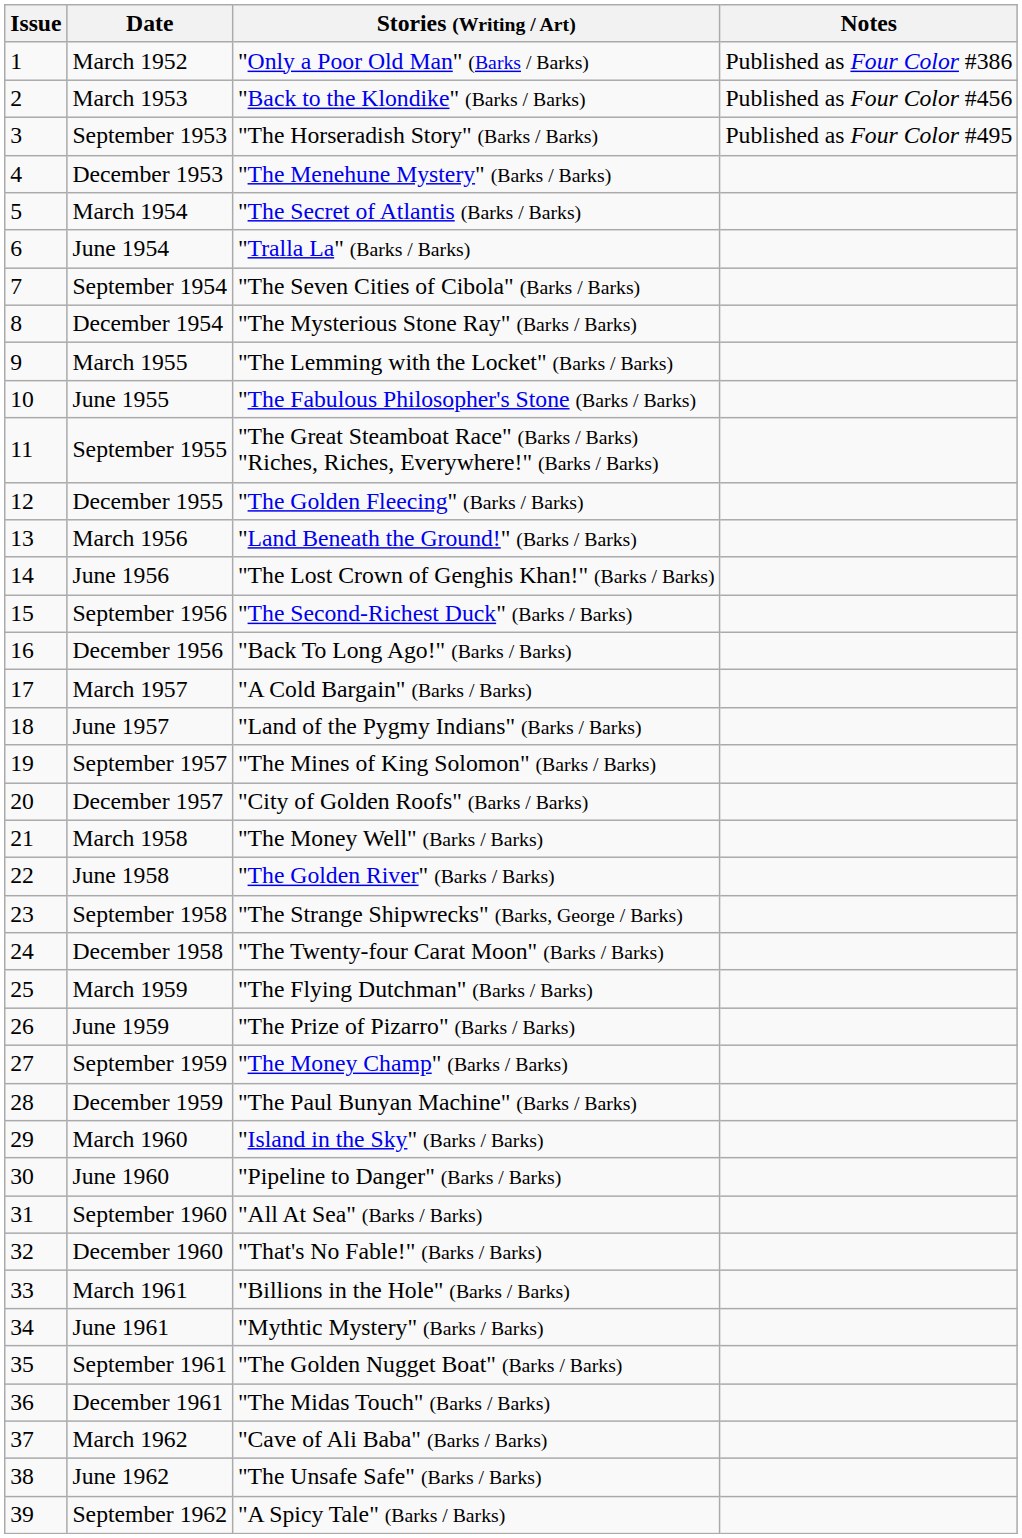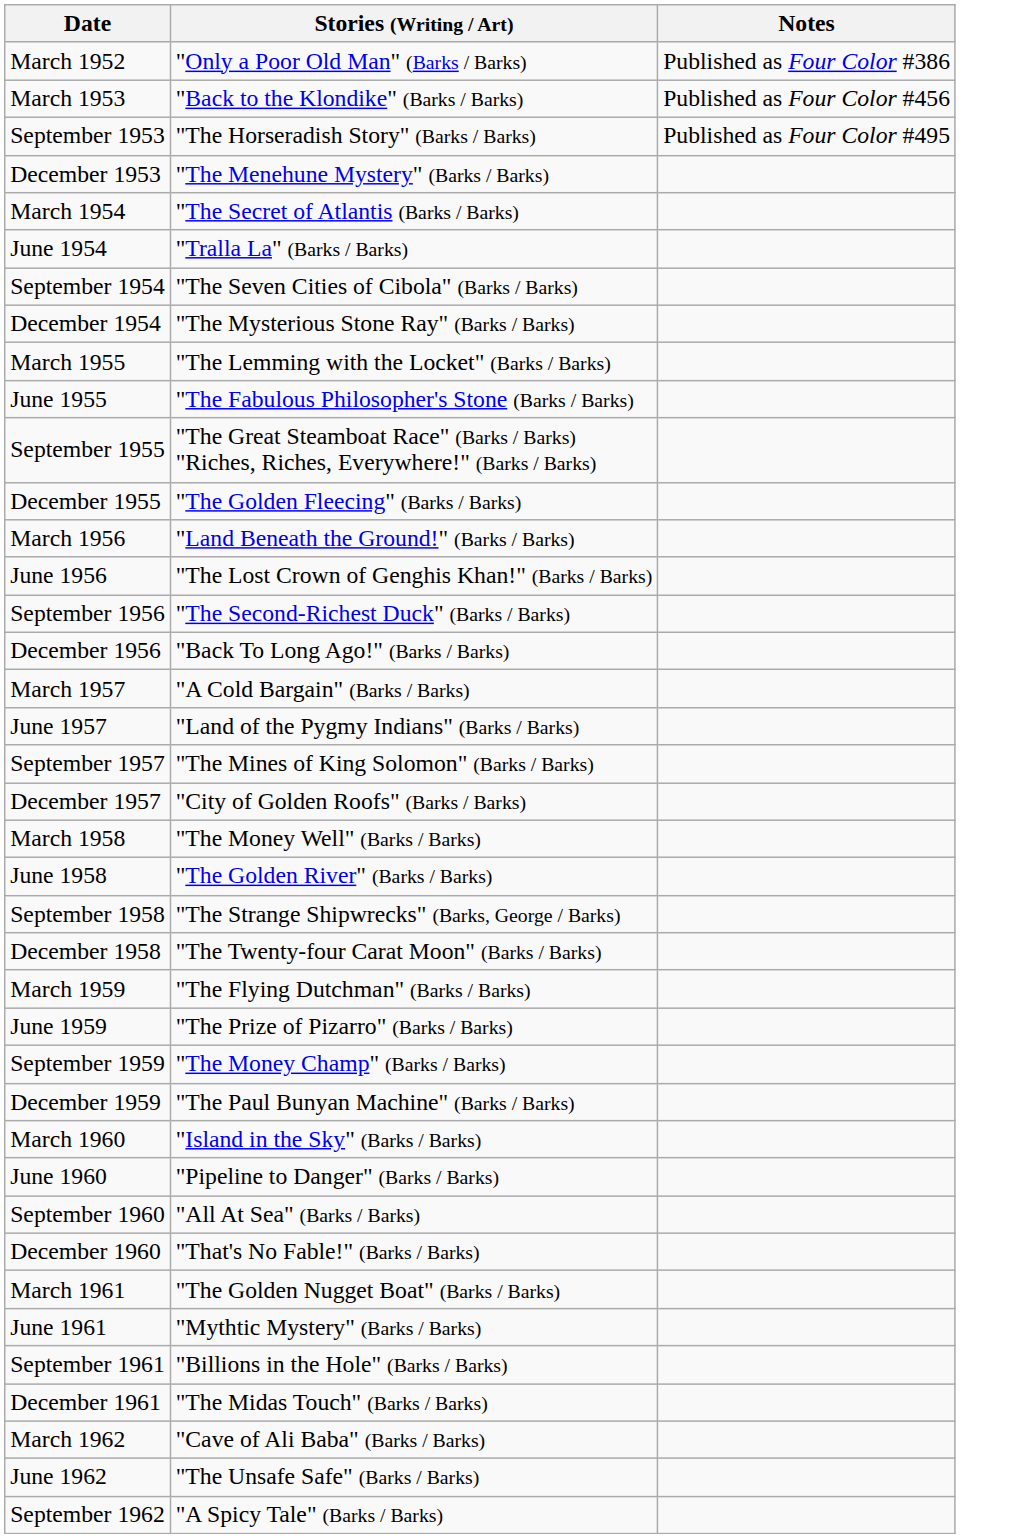- column: (36, 23)
(404, 1289) "Billions in the Hole" (Barks / Barks) -> (368, 1289) "The Golden Nugget Boat" (Barks / Barks)
(430, 1364) "The Golden Nugget Boat" (Barks / Barks) -> (342, 1364) "Billions in the Hole" (Barks / Barks)
